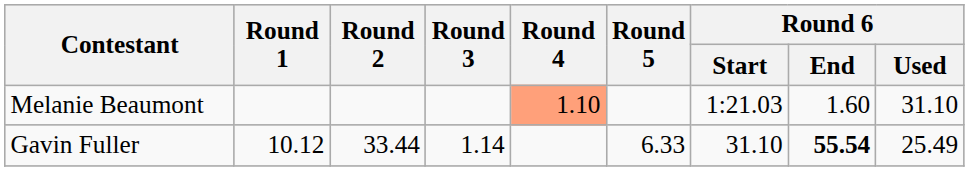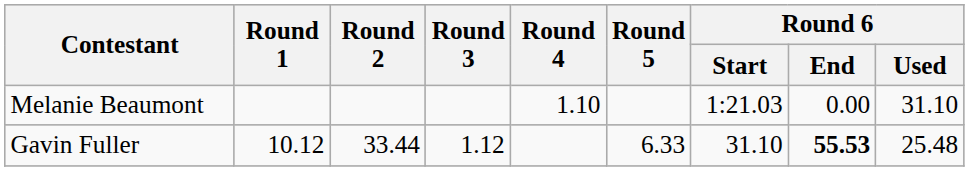(578, 104) lightsalmon background -> (578, 104) no background
(848, 104) 1.60 -> (848, 104) 0.00
(483, 144) 1.14 -> (483, 144) 1.12
(842, 144) 55.54 -> (842, 144) 55.53
(930, 144) 25.49 -> (930, 144) 25.48
